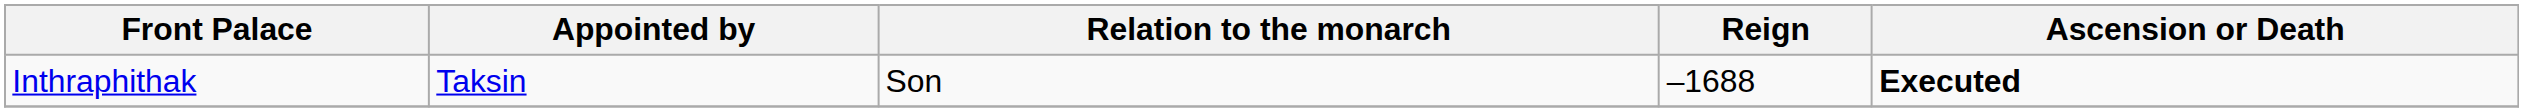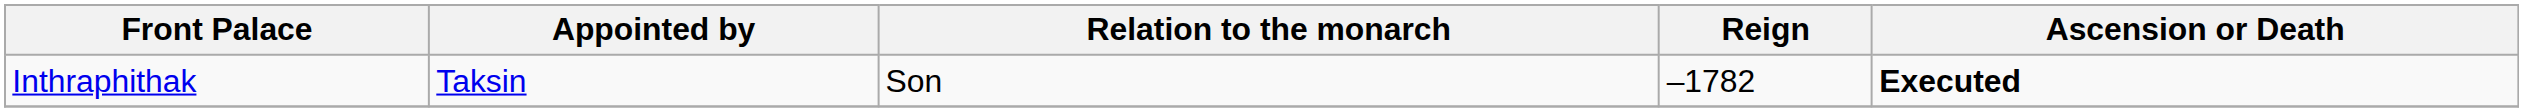(1711, 80) –1688 -> (1711, 80) –1782
